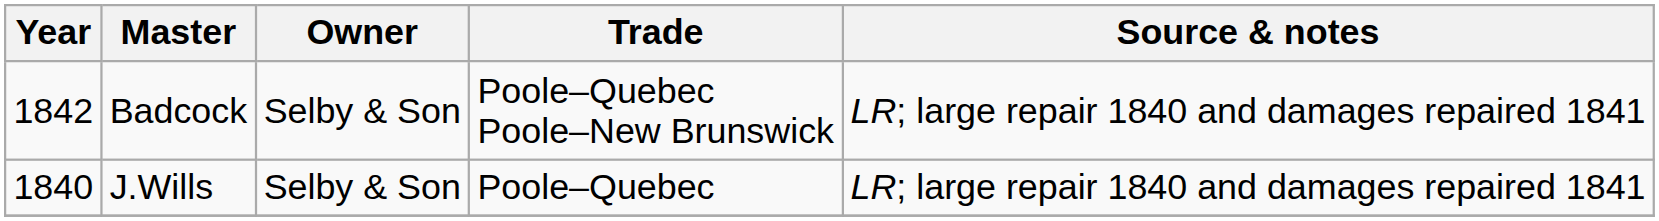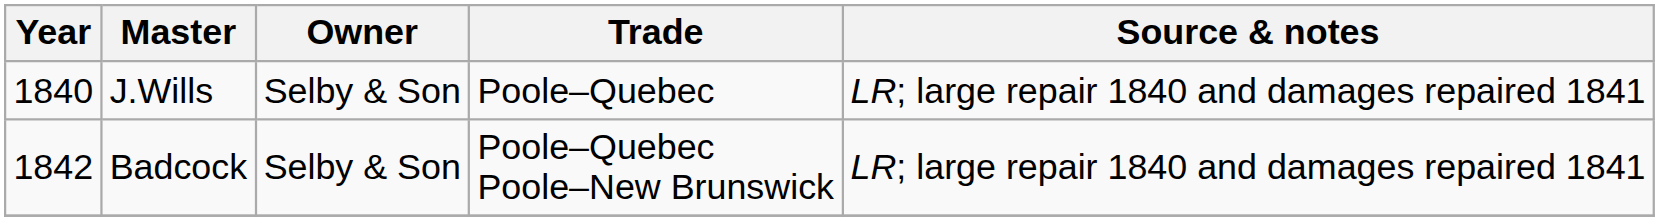rows swapped: (161, 186) <-> (178, 109)
